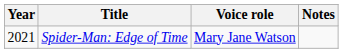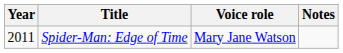(21, 37) 2021 -> (21, 37) 2011
